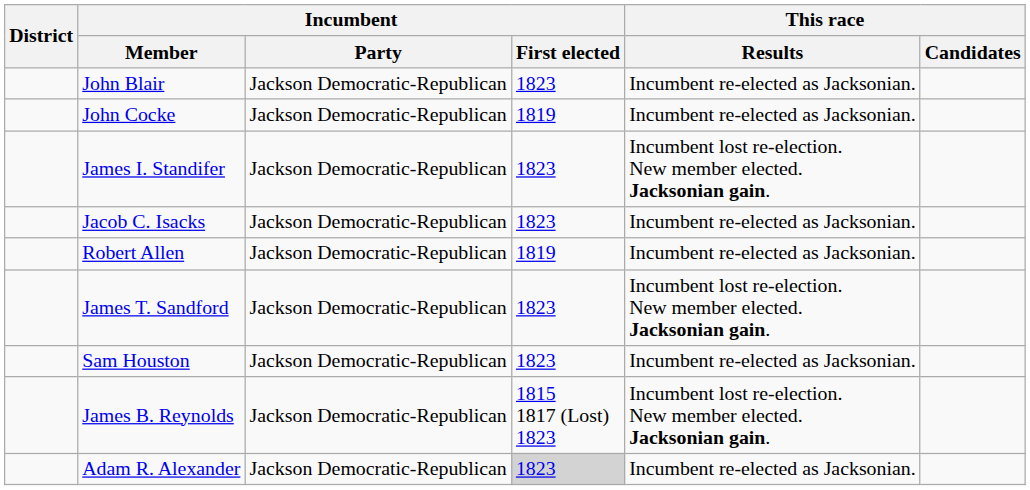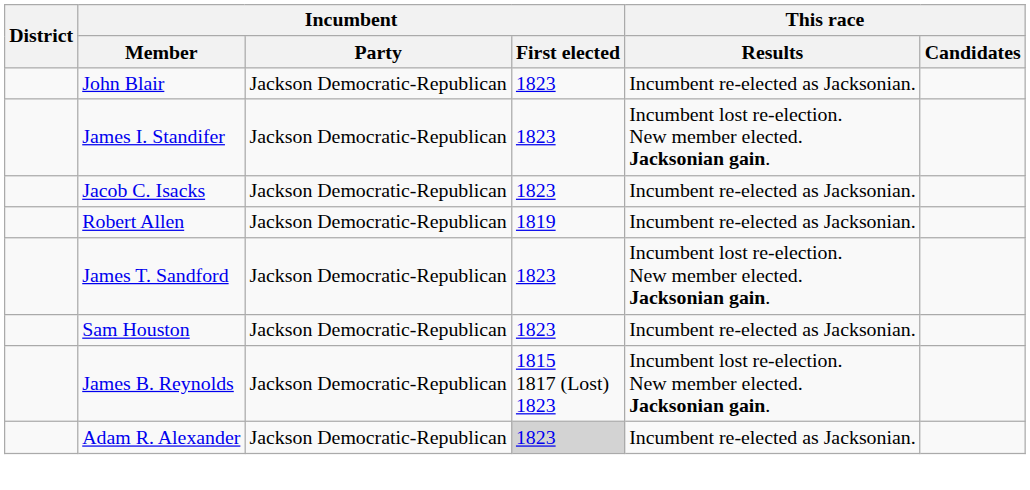- row: (129, 114)
